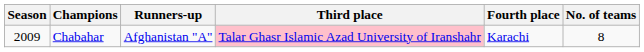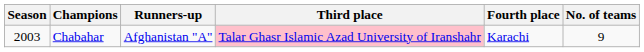(27, 36) 2009 -> (27, 36) 2003
(601, 36) 8 -> (601, 36) 9
